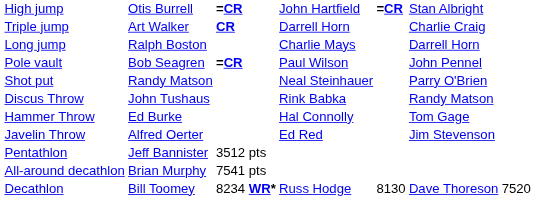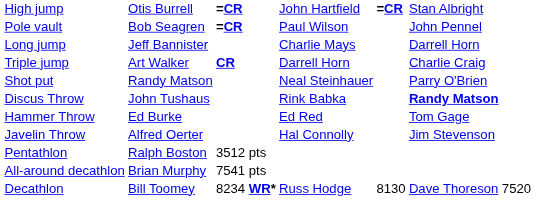rows swapped: (33, 63) <-> (37, 26)
(167, 45) Ralph Boston -> (168, 45) Jeff Bannister
(451, 99) normal -> (454, 99) bold
(316, 117) Hal Connolly -> (301, 117) Ed Red
(301, 135) Ed Red -> (316, 135) Hal Connolly
(168, 153) Jeff Bannister -> (167, 153) Ralph Boston
